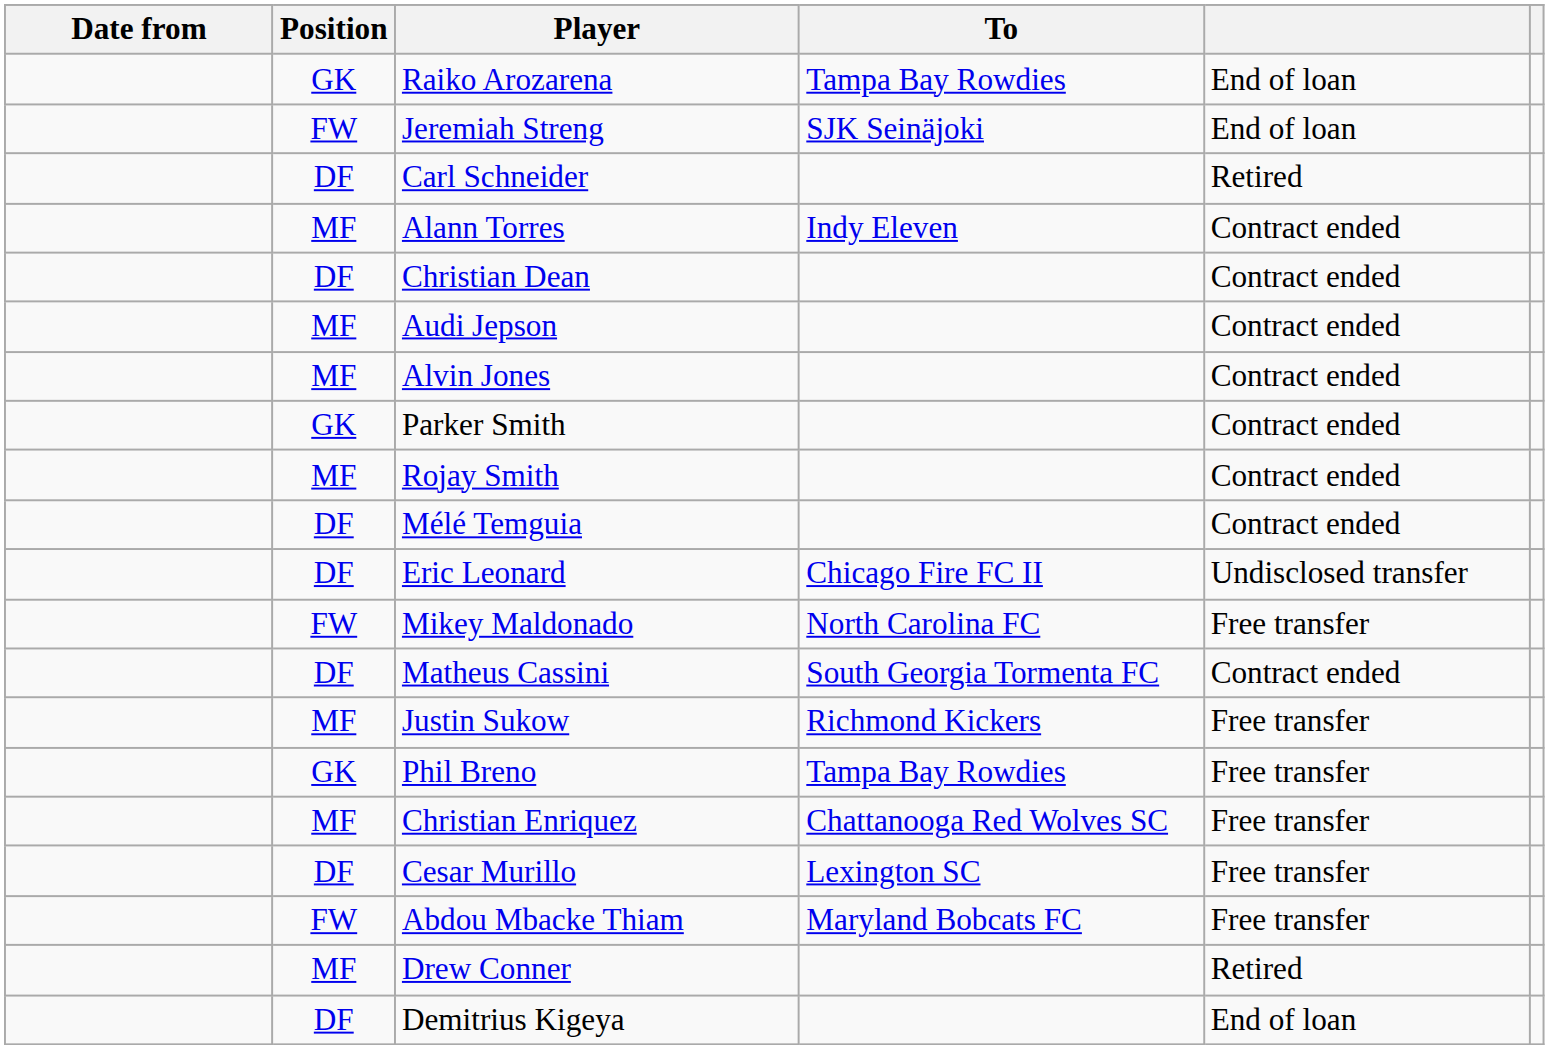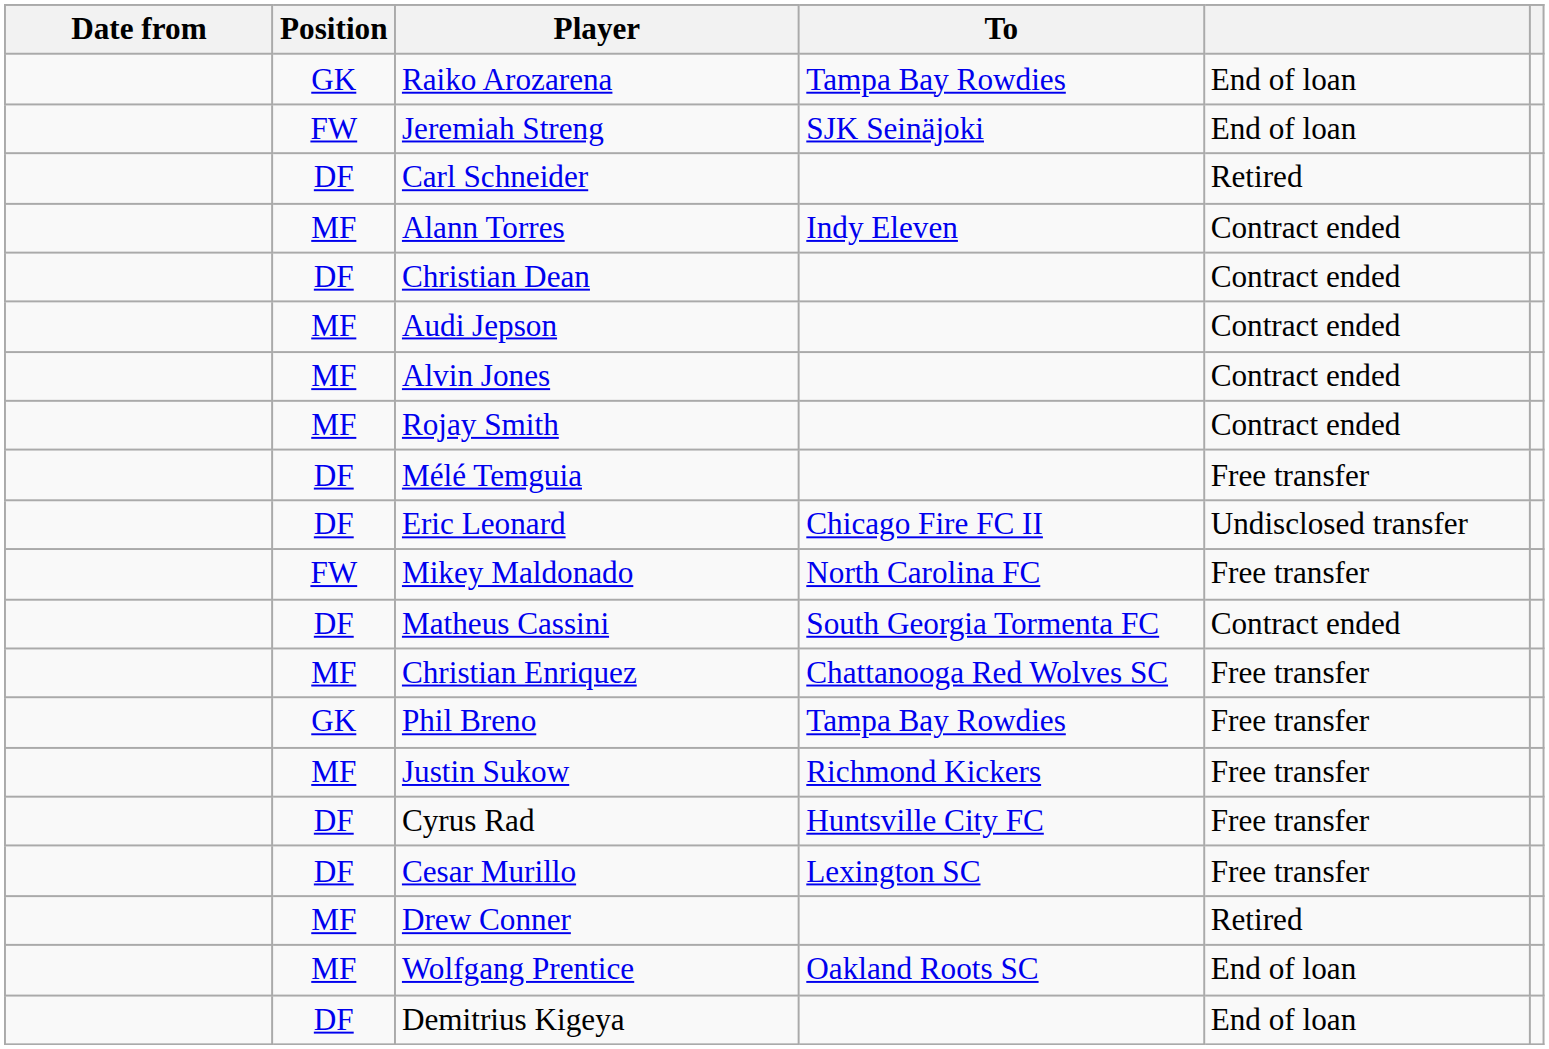- row: (484, 425)
(1306, 524) Contract ended -> (1290, 474) Free transfer
rows swapped: (519, 820) <-> (486, 721)
+ row: (468, 820)
- row: (543, 919)
+ row: (518, 969)
